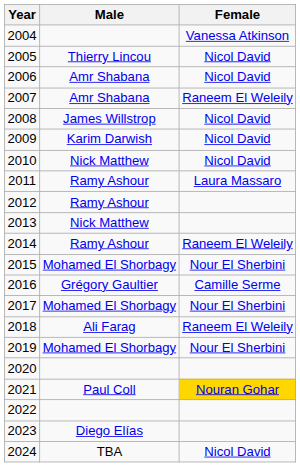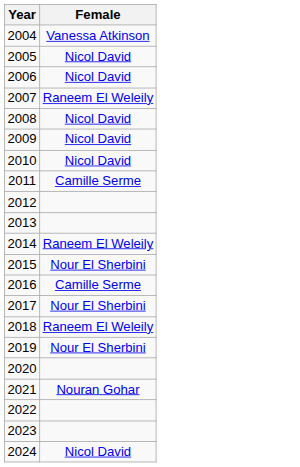- column: (109, 14)
(237, 181) Laura Massaro -> (98, 181) Camille Serme
(237, 389) gold background -> (98, 389) no background
